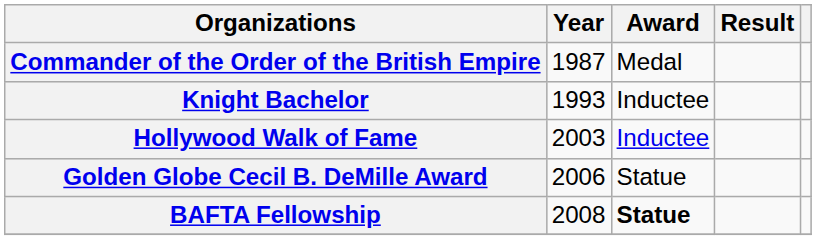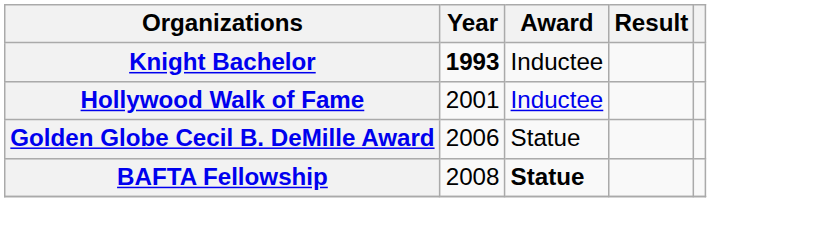- row: (275, 61)
(579, 100) normal -> (473, 61) bold
(579, 138) 2003 -> (473, 100) 2001
